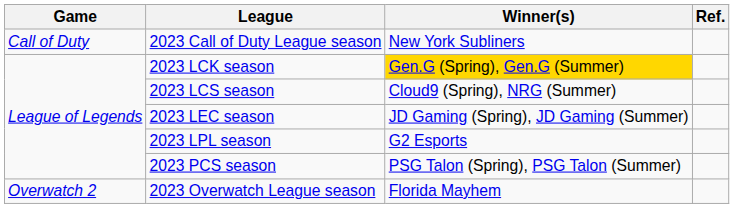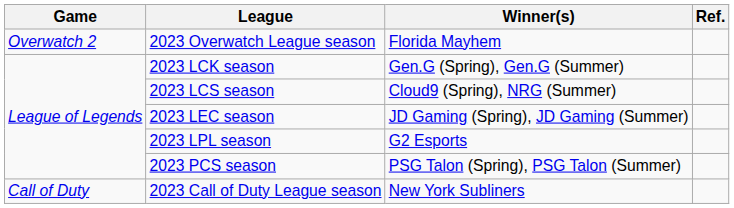rows swapped: (266, 41) <-> (262, 191)
(506, 66) gold background -> (506, 66) no background
